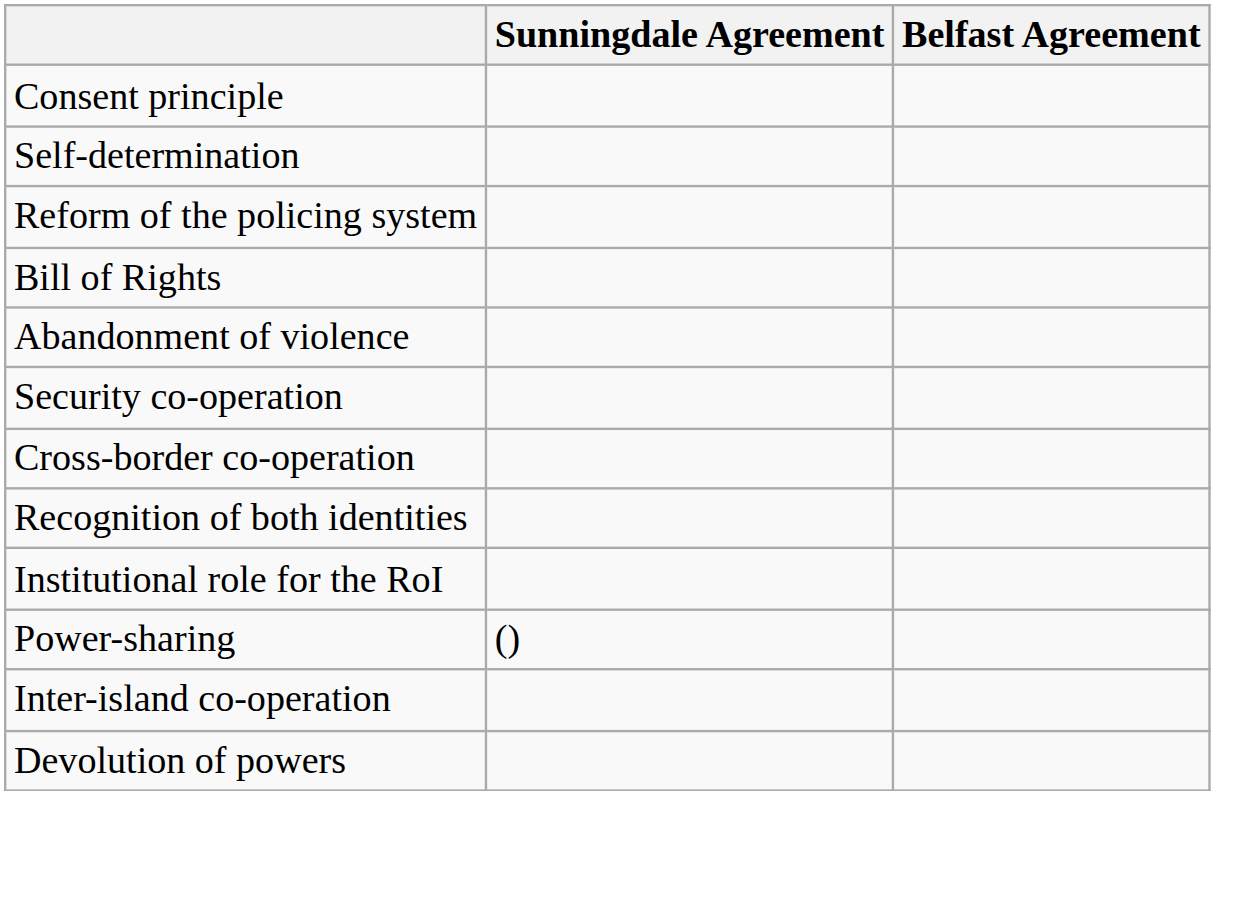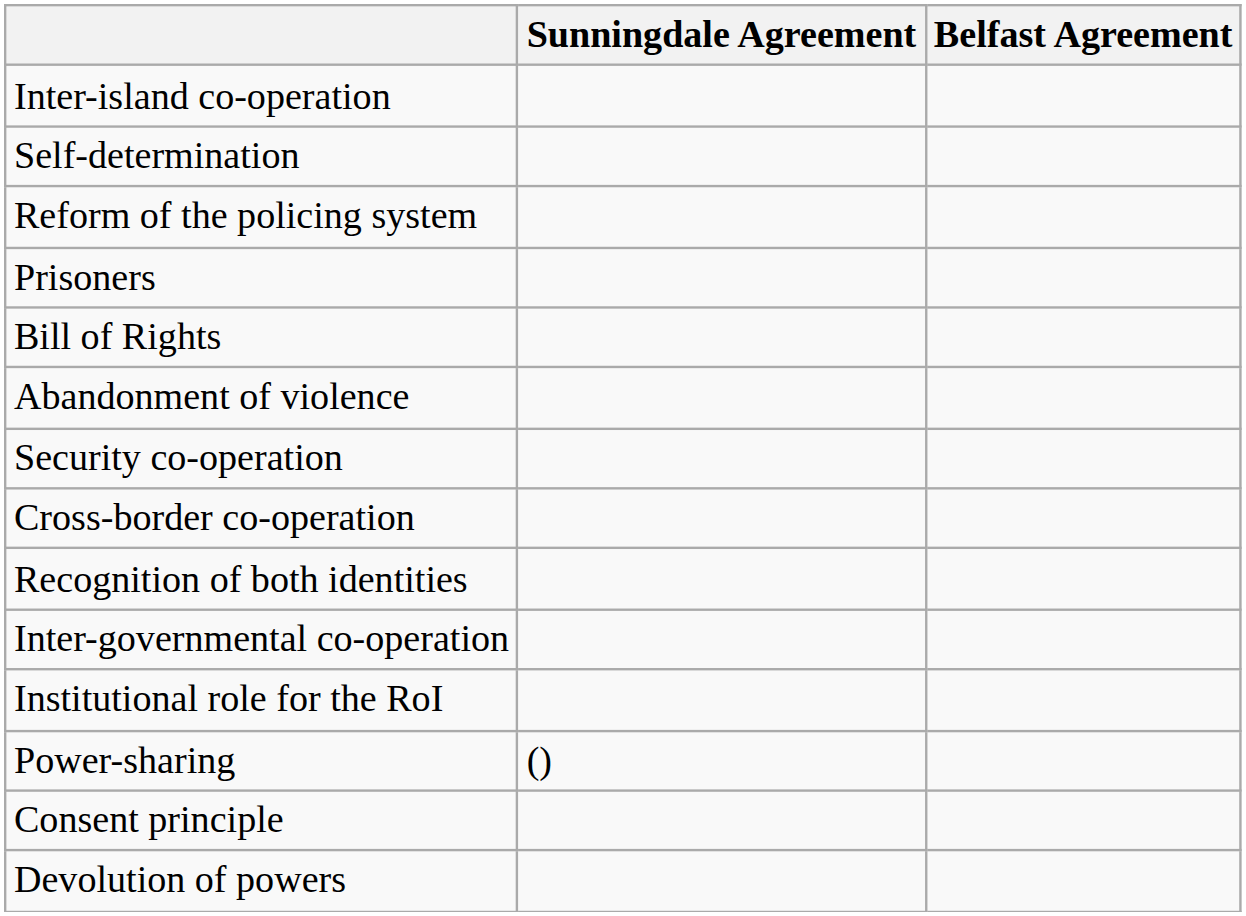rows swapped: (149, 95) <-> (202, 699)
+ row: (85, 276)
+ row: (262, 638)
